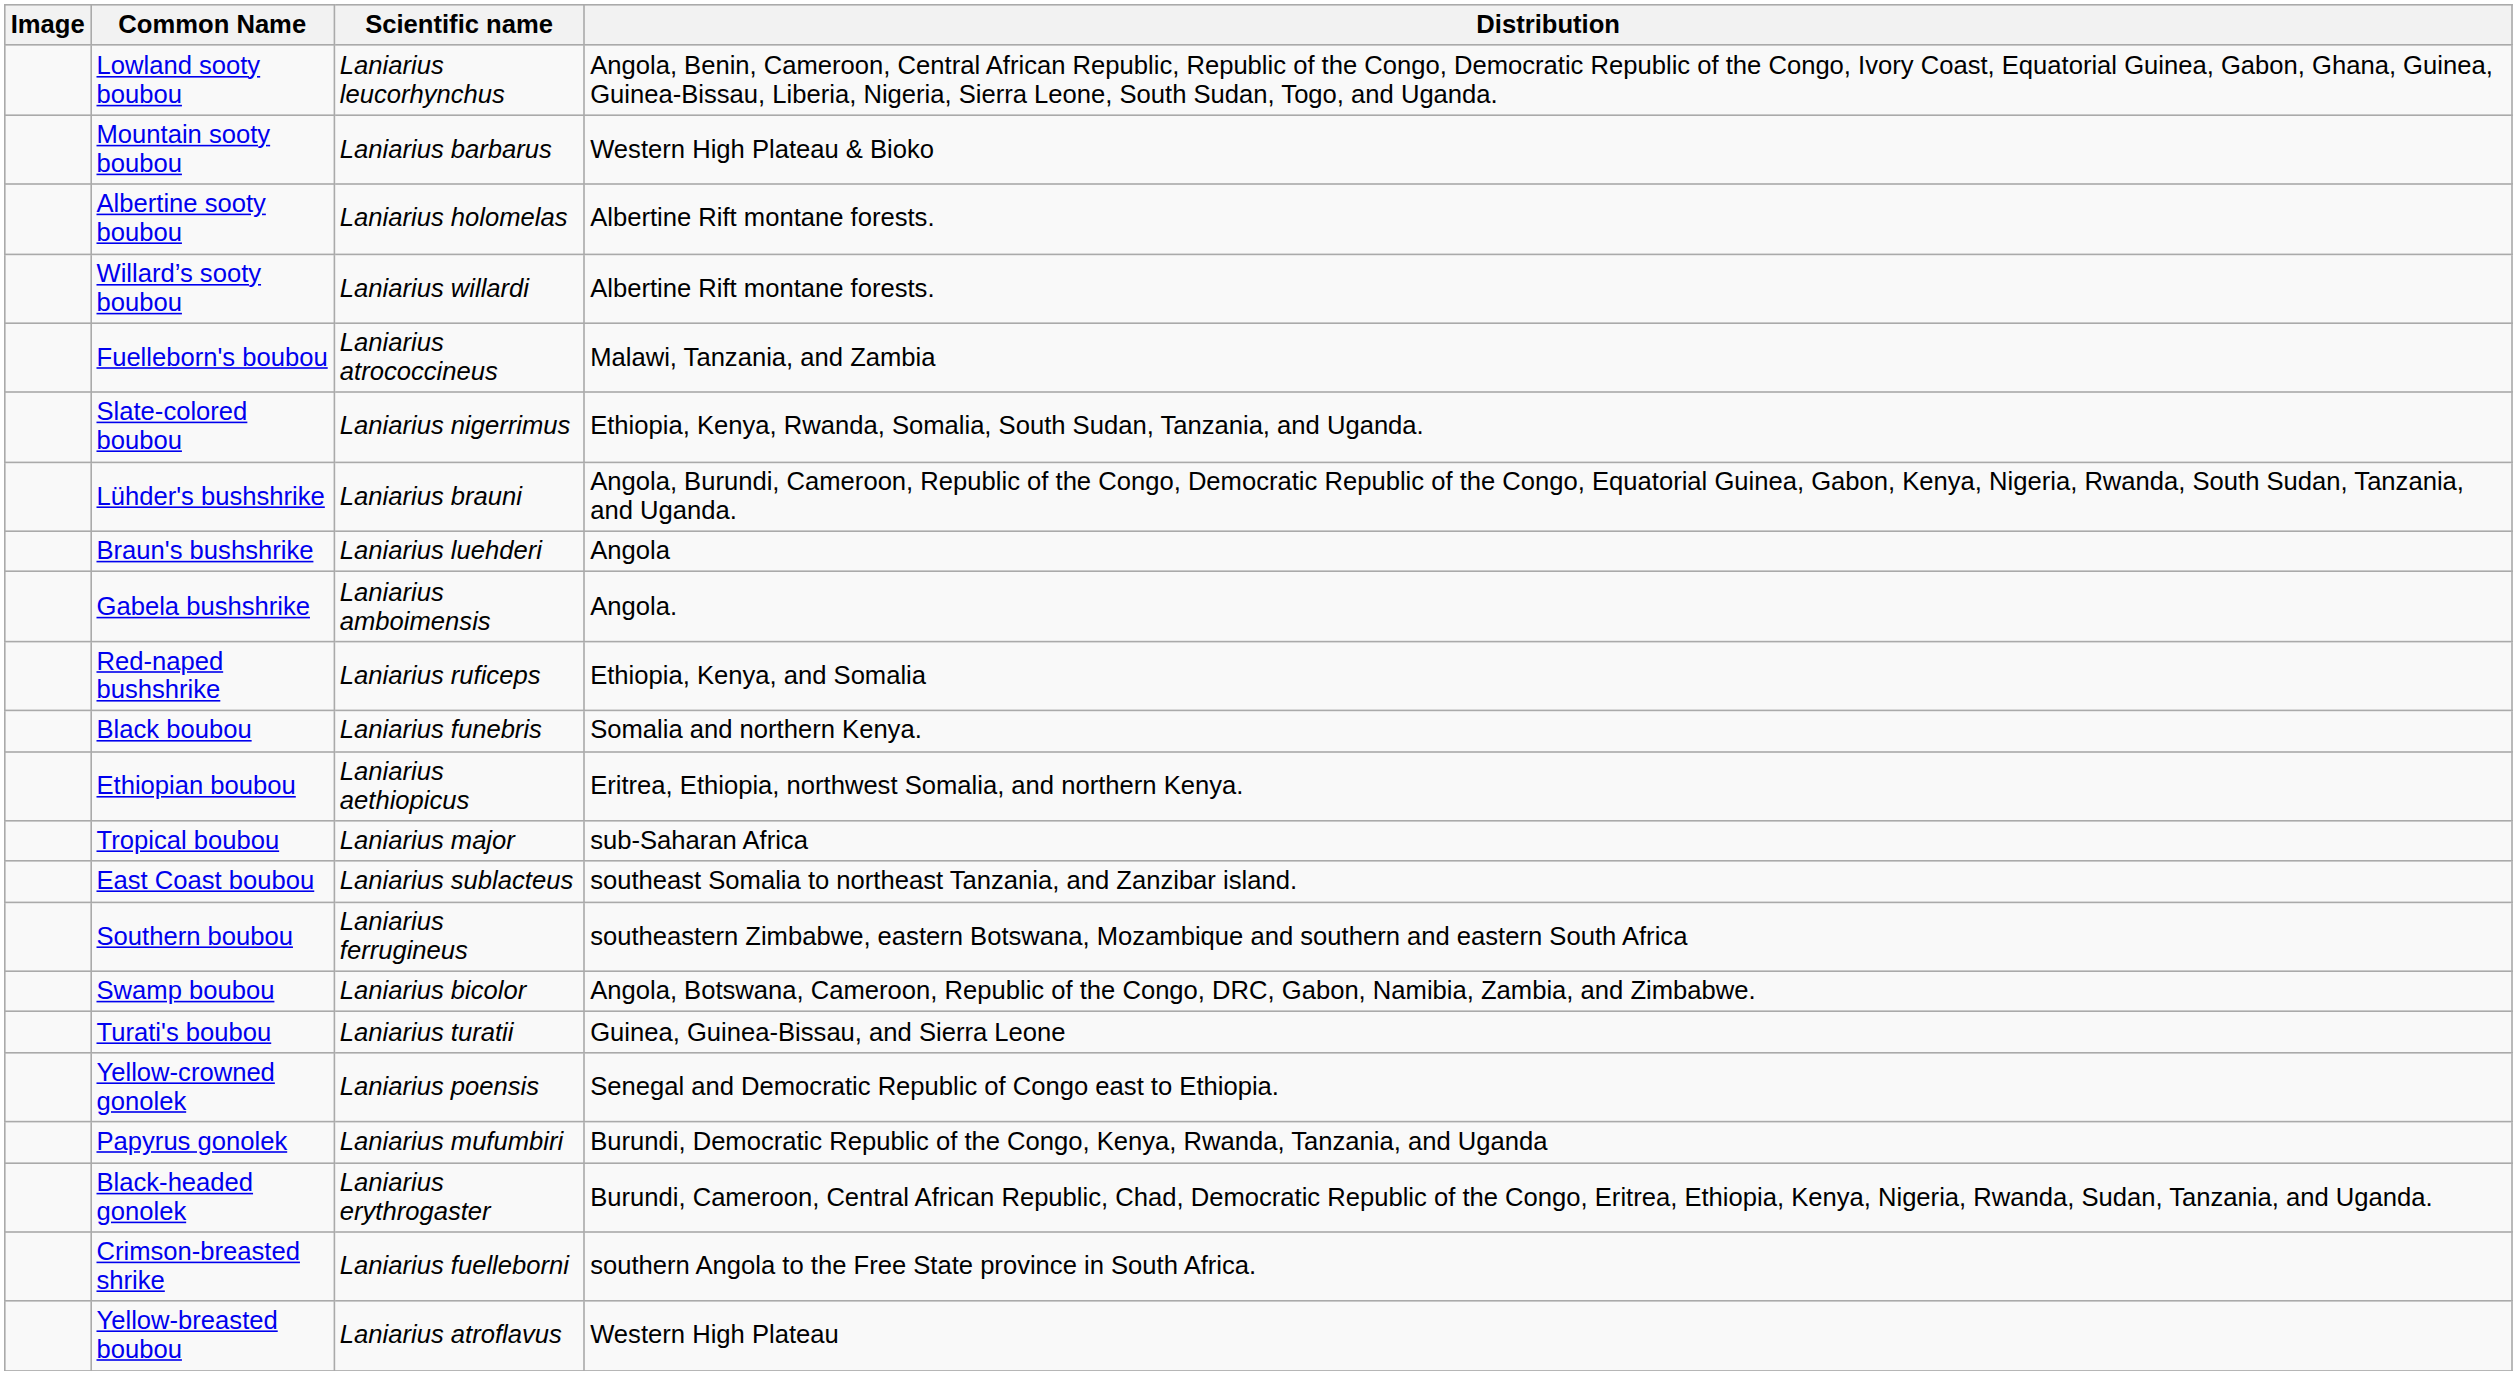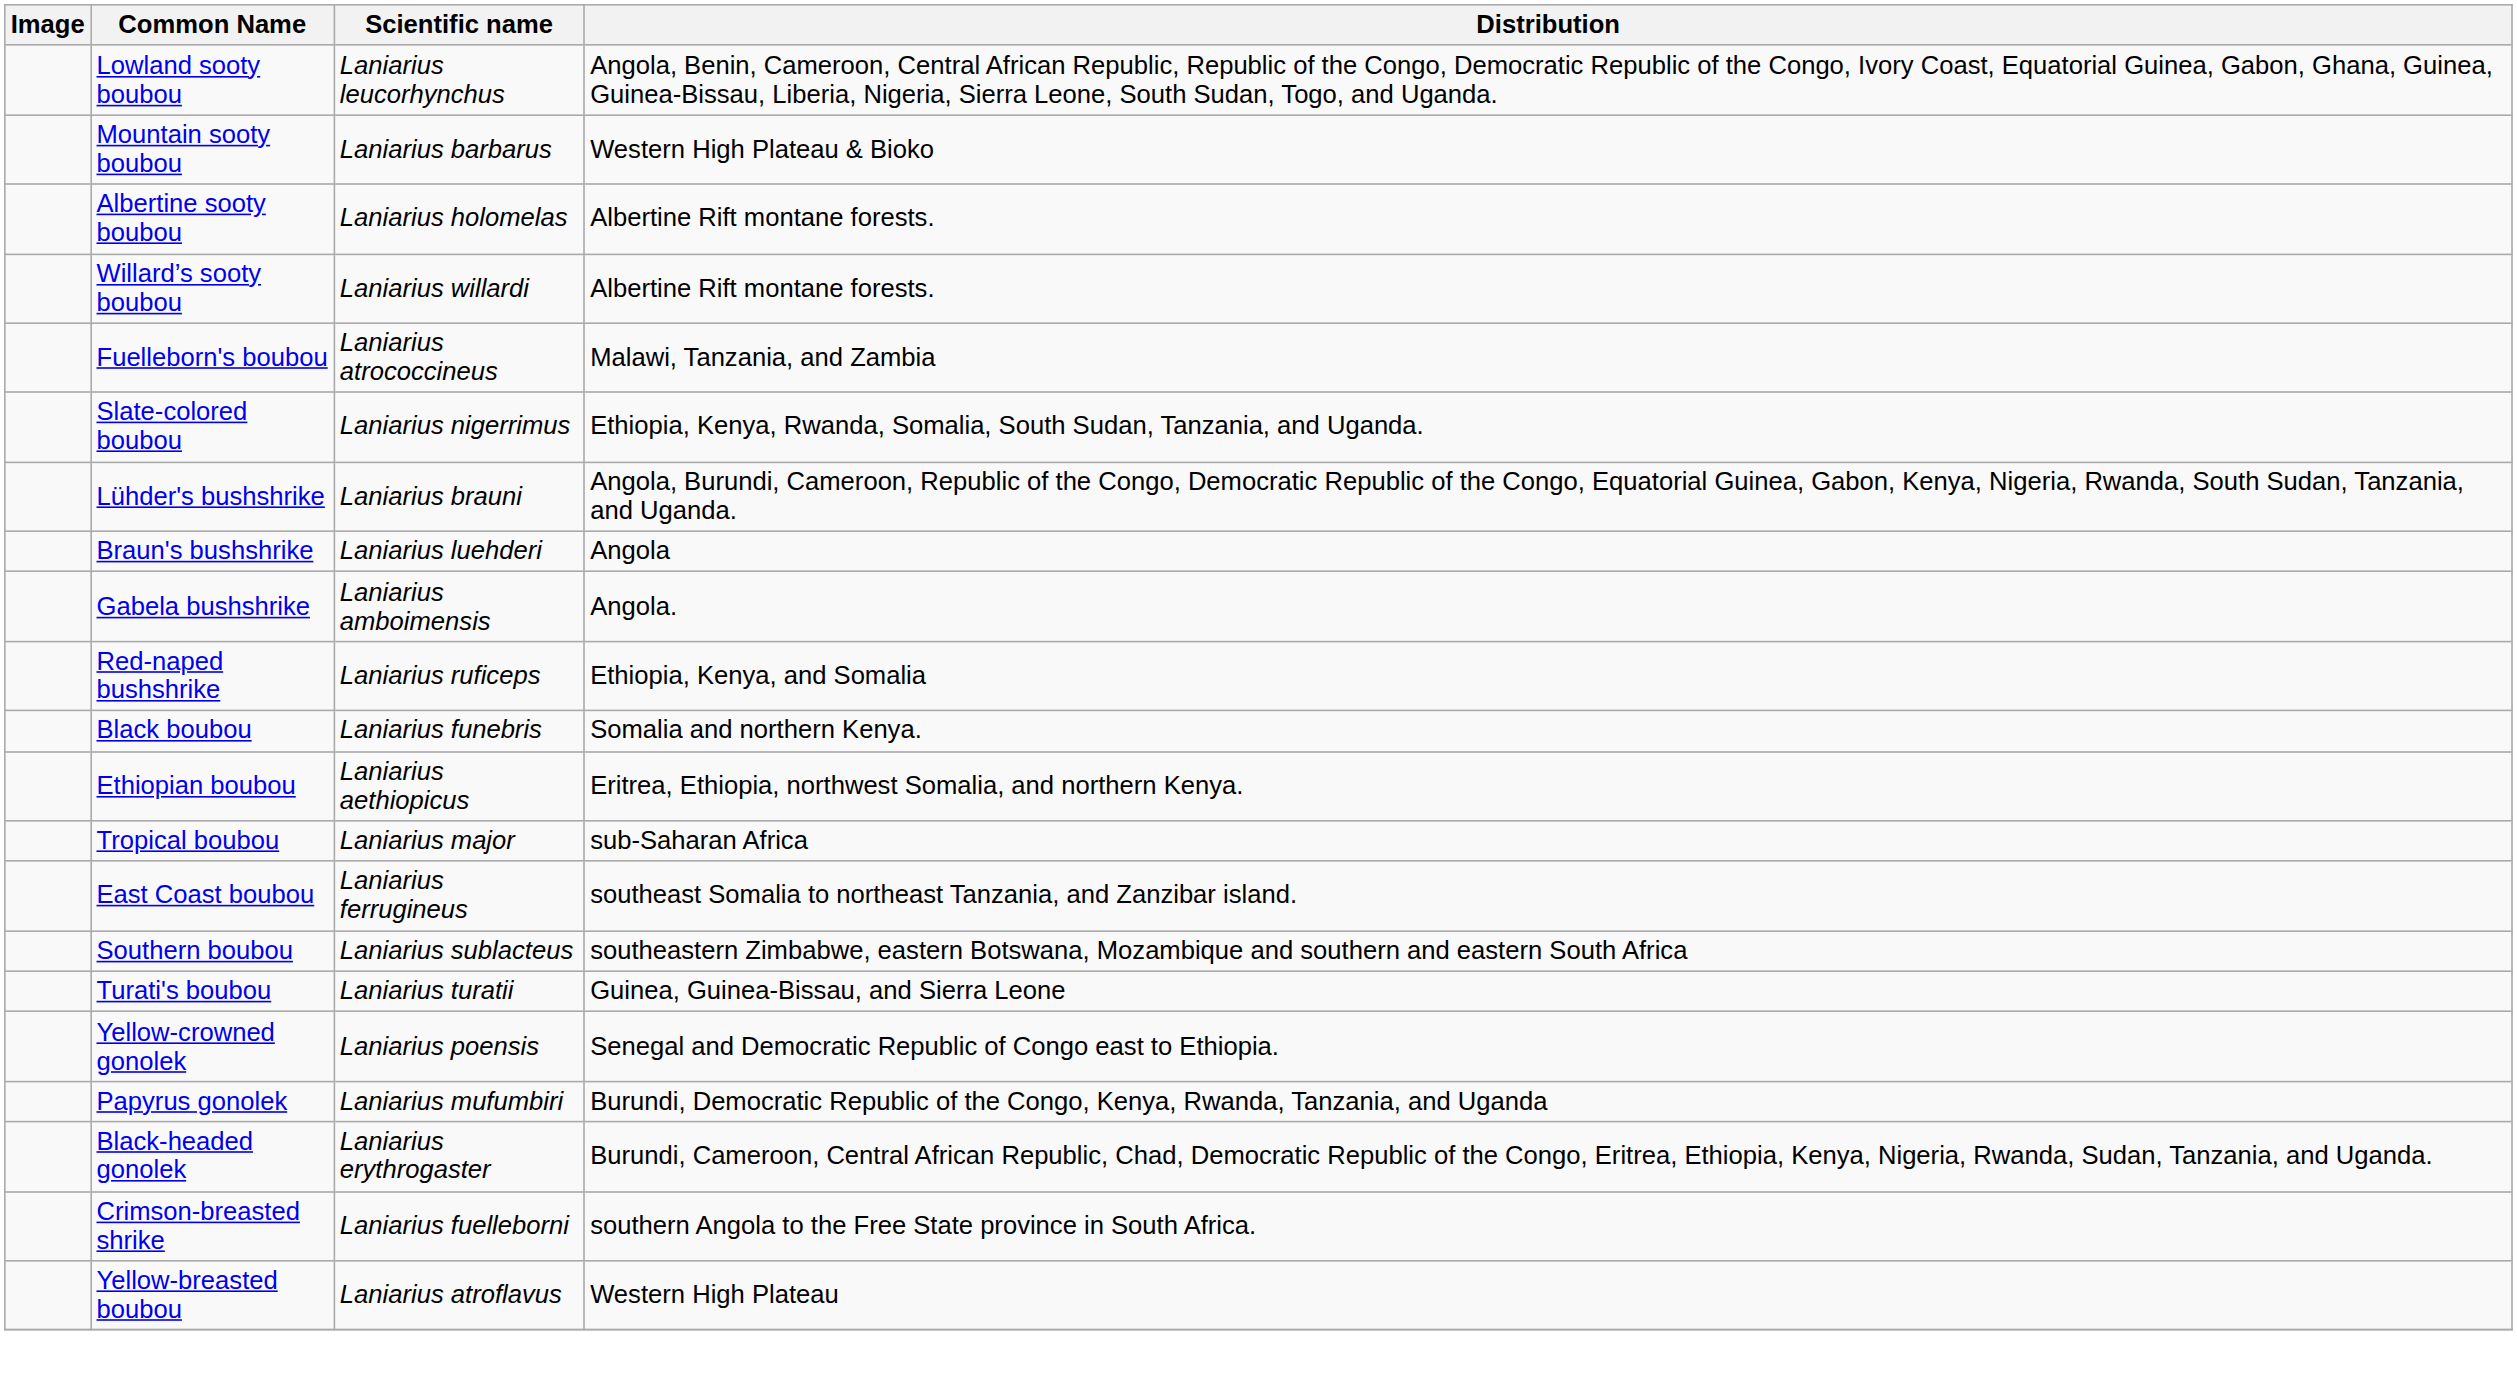(456, 881) Laniarius sublacteus -> (404, 895) Laniarius ferrugineus
(404, 936) Laniarius ferrugineus -> (456, 950) Laniarius sublacteus
- row: (185, 991)
